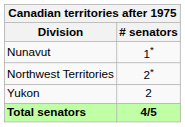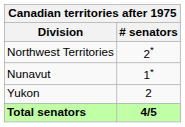rows swapped: (61, 74) <-> (29, 52)
